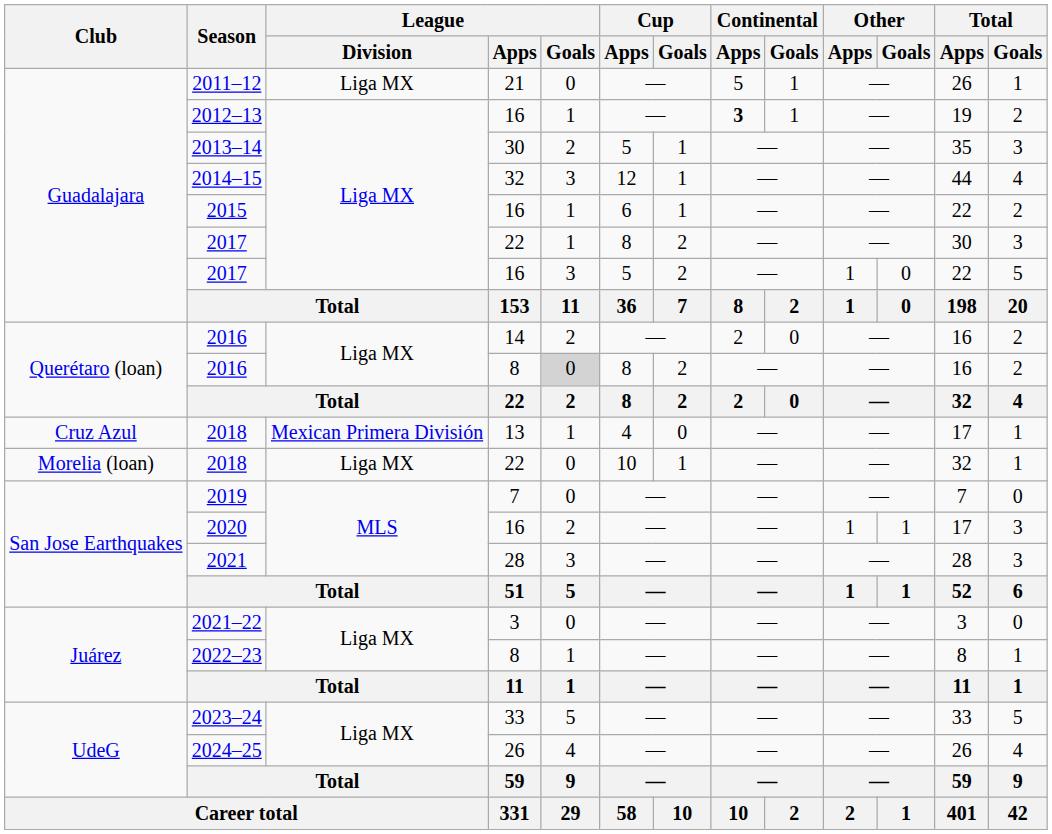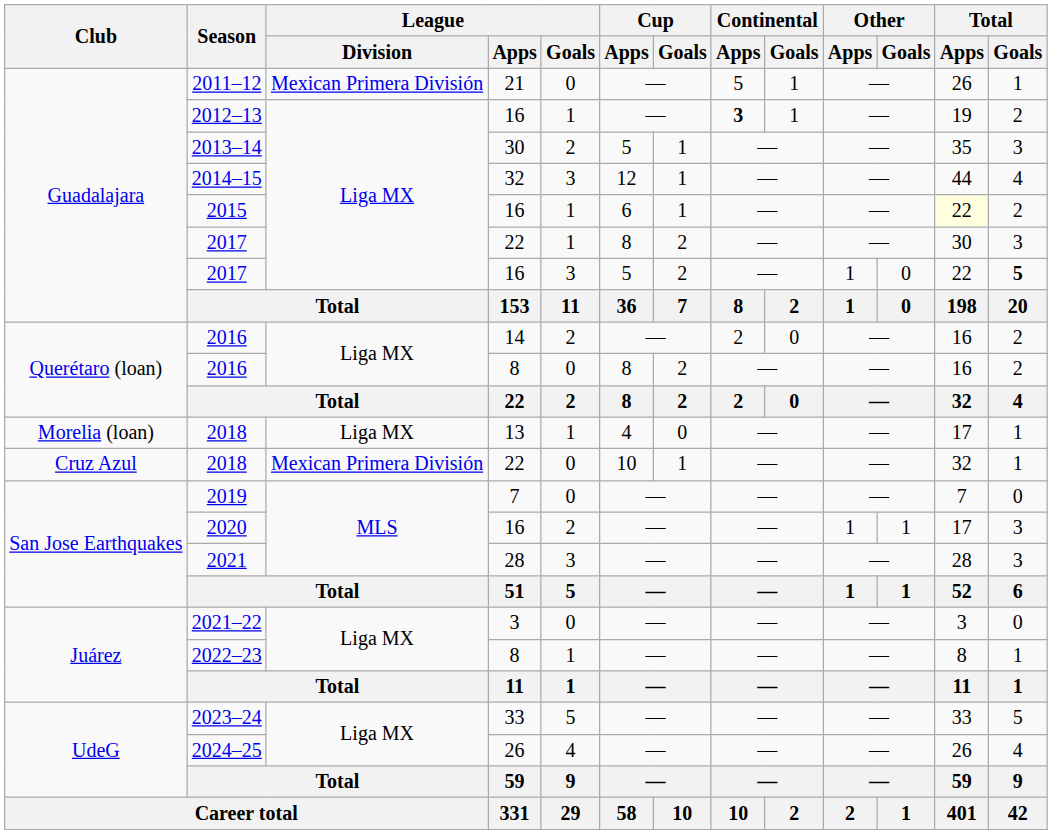(377, 83) Liga MX -> (377, 83) Mexican Primera División
(962, 210) no background -> (962, 210) lightyellow background
(1018, 274) normal -> (1018, 274) bold
(571, 369) lightgrey background -> (571, 369) no background
(96, 432) Cruz Azul -> (96, 432) Morelia (loan)
(377, 432) Mexican Primera División -> (377, 432) Liga MX
(96, 464) Morelia (loan) -> (96, 464) Cruz Azul
(377, 464) Liga MX -> (377, 464) Mexican Primera División
